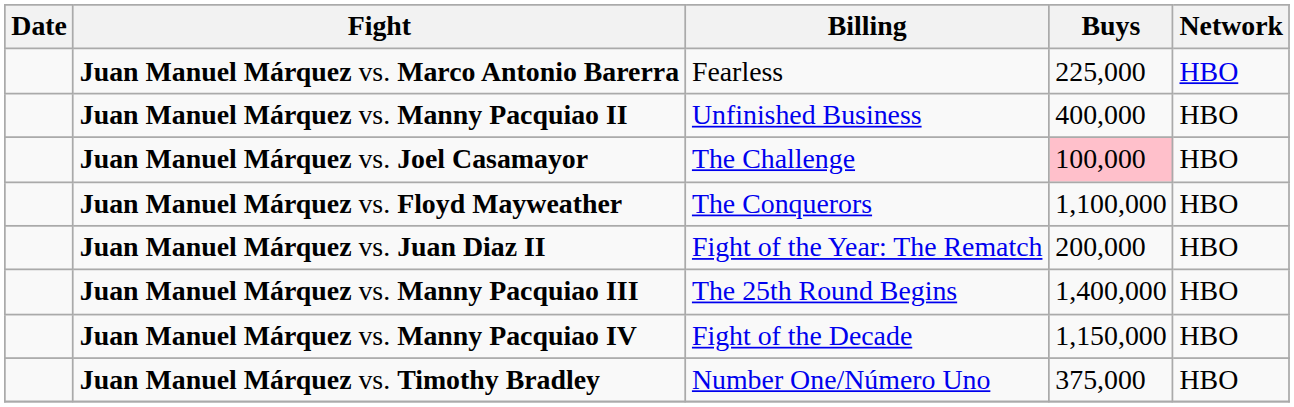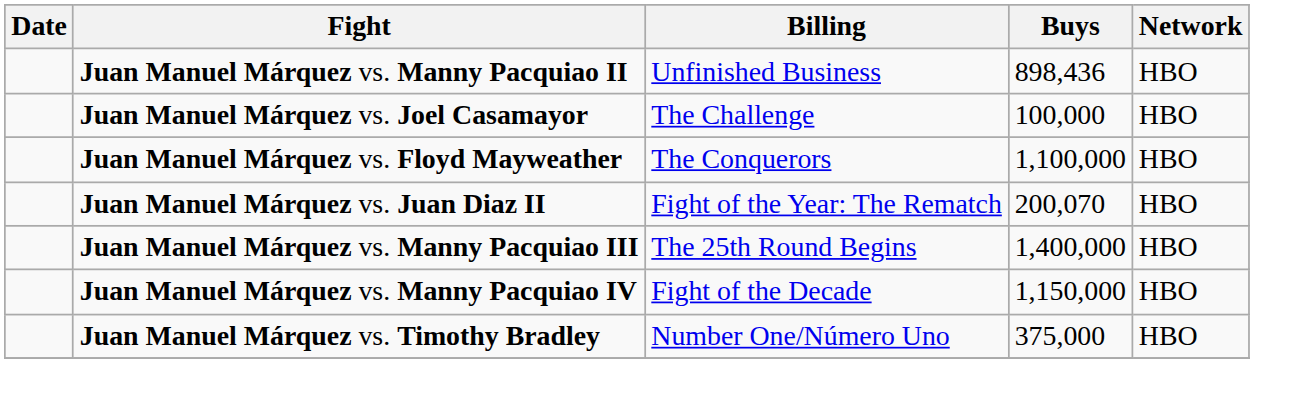- row: (379, 70)
(1101, 114) 400,000 -> (1060, 70) 898,436
(1101, 159) pink background -> (1060, 114) no background
(1101, 247) 200,000 -> (1060, 203) 200,070
